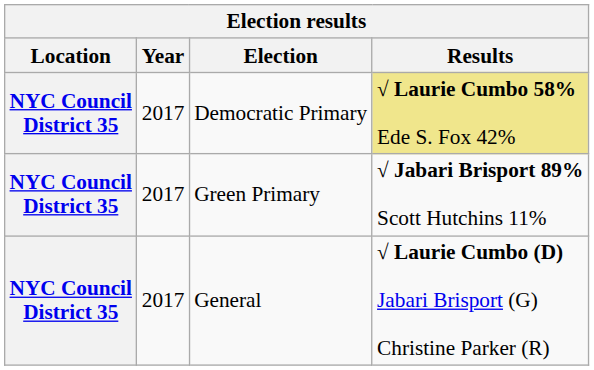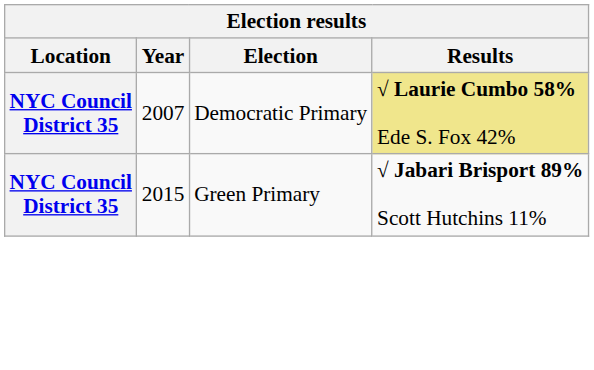(163, 112) 2017 -> (163, 112) 2007
(163, 194) 2017 -> (163, 194) 2015
- row: (228, 300)
